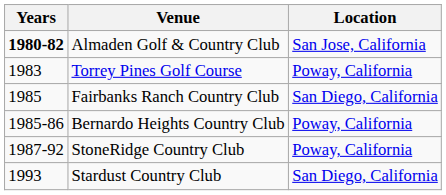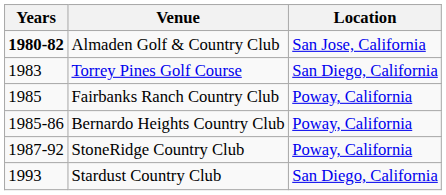(352, 70) Poway, California -> (365, 70) San Diego, California
(365, 96) San Diego, California -> (352, 96) Poway, California
